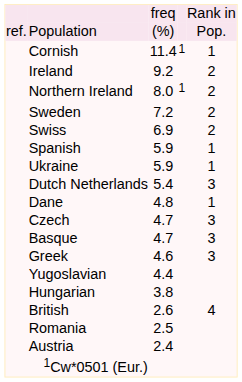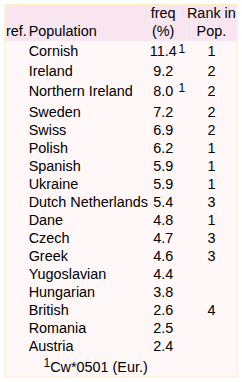+ row: (48, 147)
- row: (53, 237)
